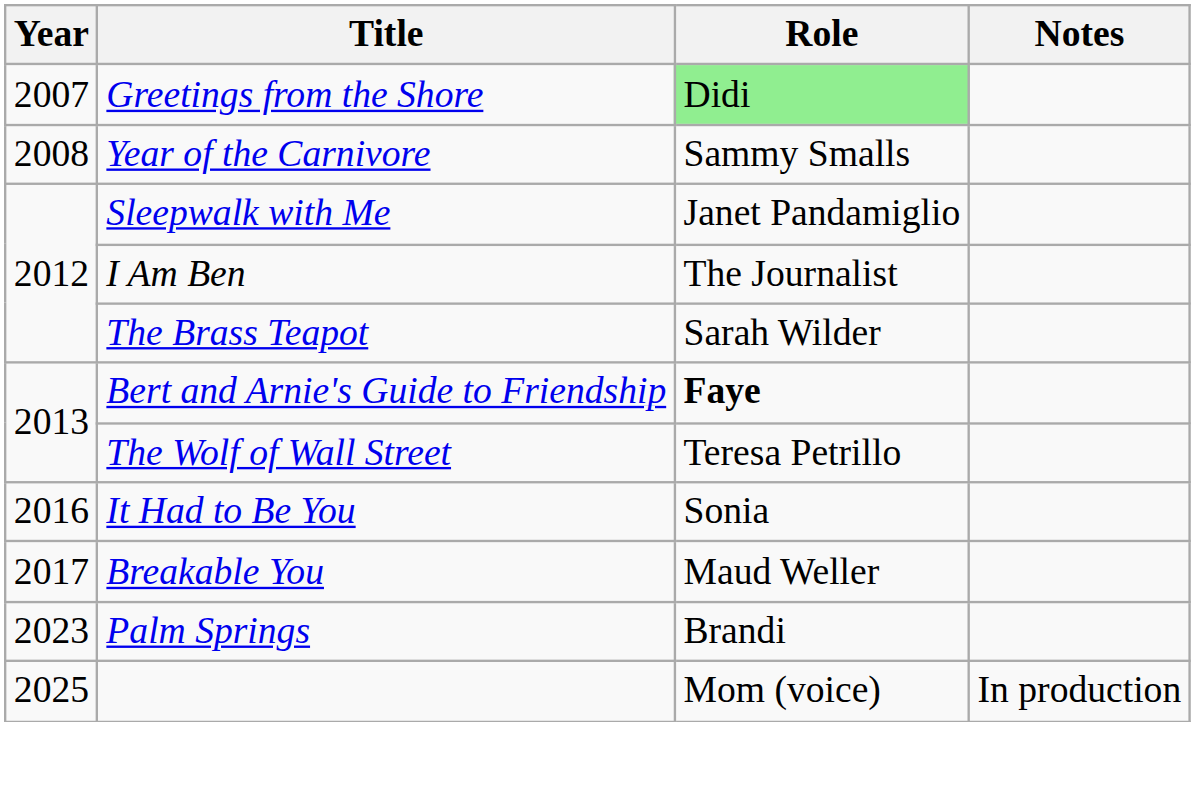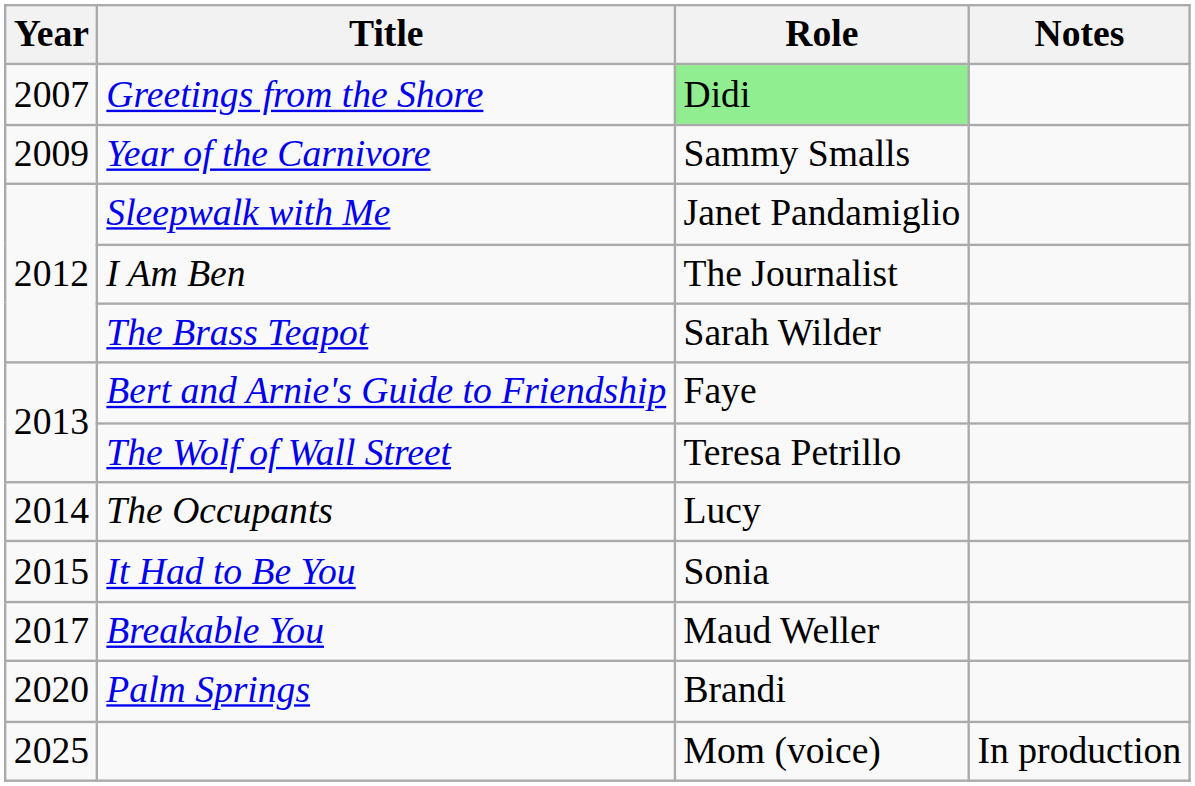(51, 153) 2008 -> (51, 153) 2009
(722, 392) bold -> (720, 392) normal
+ row: (220, 511)
(51, 511) 2016 -> (51, 570) 2015
(51, 630) 2023 -> (51, 690) 2020
